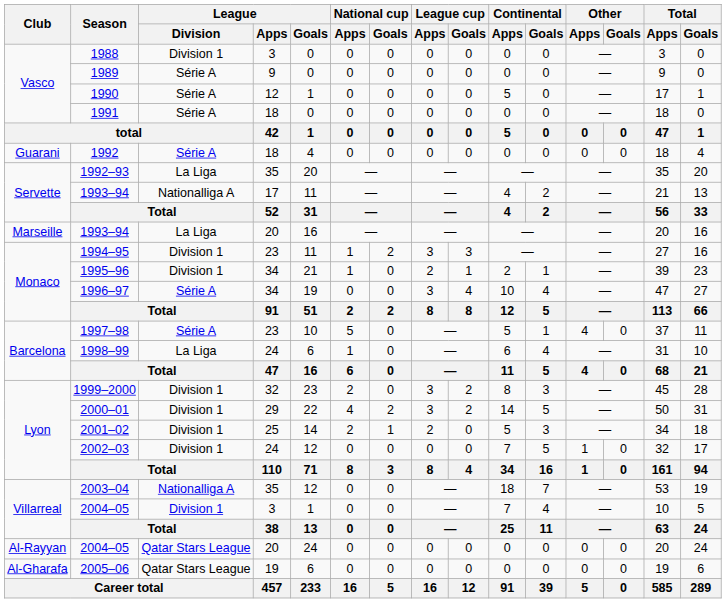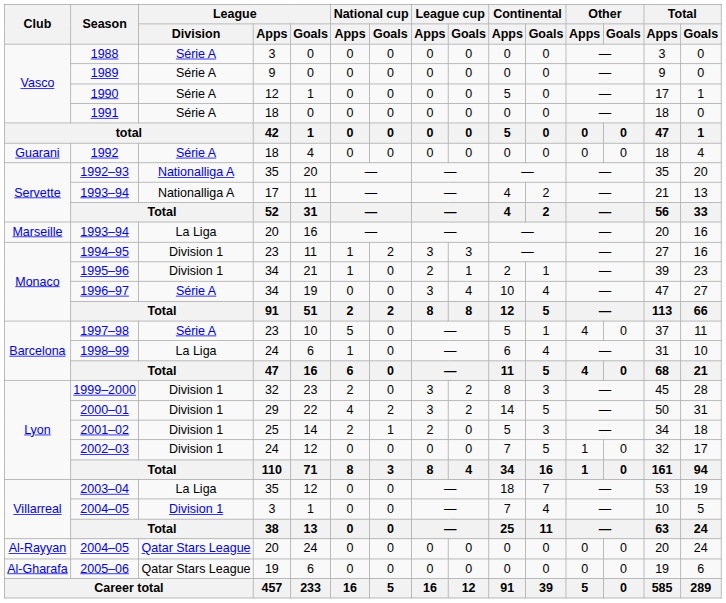(196, 53) Division 1 -> (196, 53) Série A
(196, 172) La Liga -> (196, 172) Nationalliga A
(196, 489) Nationalliga A -> (196, 489) La Liga
